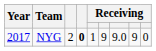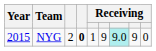(19, 37) 2017 -> (19, 37) 2015
(119, 37) no background -> (119, 37) paleturquoise background
